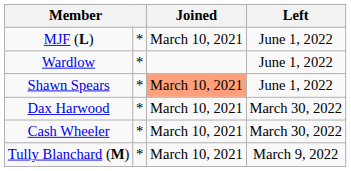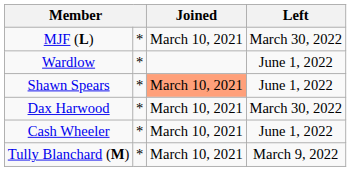(296, 39) June 1, 2022 -> (296, 39) March 30, 2022
(296, 131) March 30, 2022 -> (296, 131) June 1, 2022
